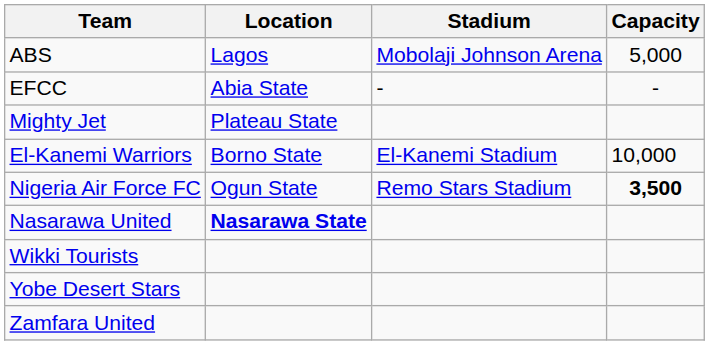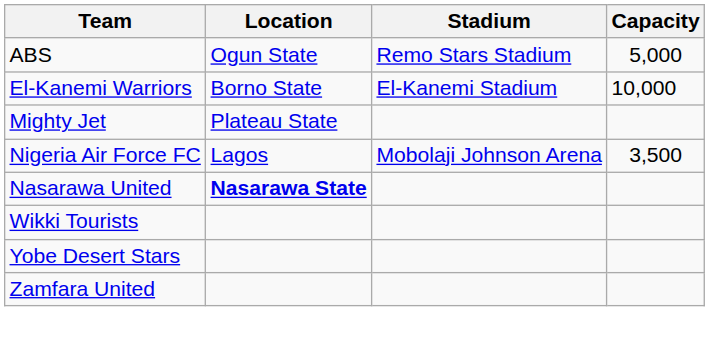(239, 54) Lagos -> (264, 54) Ogun State
(489, 54) Mobolaji Johnson Arena -> (474, 54) Remo Stars Stadium
- row: (38, 88)
rows swapped: (101, 155) <-> (58, 121)
(264, 188) Ogun State -> (239, 155) Lagos
(474, 188) Remo Stars Stadium -> (489, 155) Mobolaji Johnson Arena
(656, 188) bold -> (656, 155) normal
